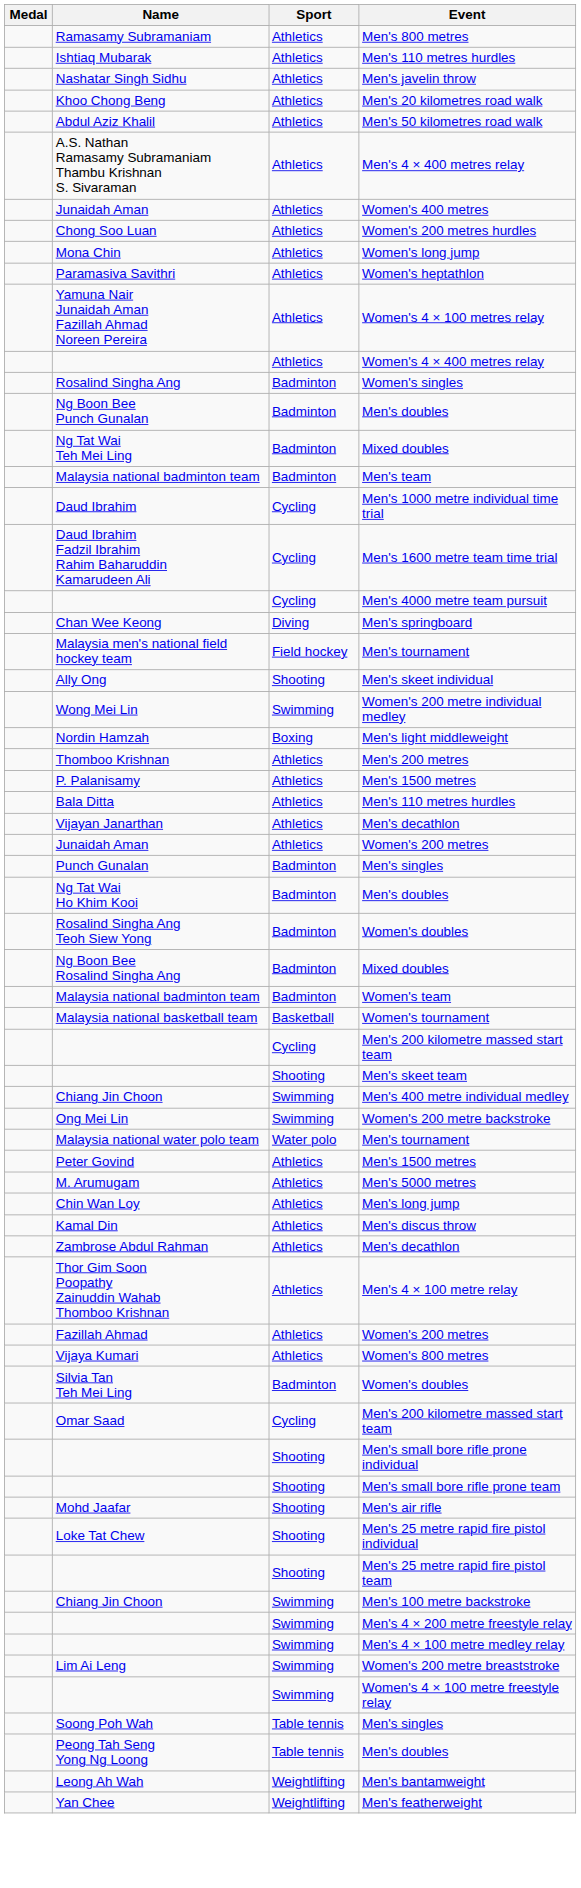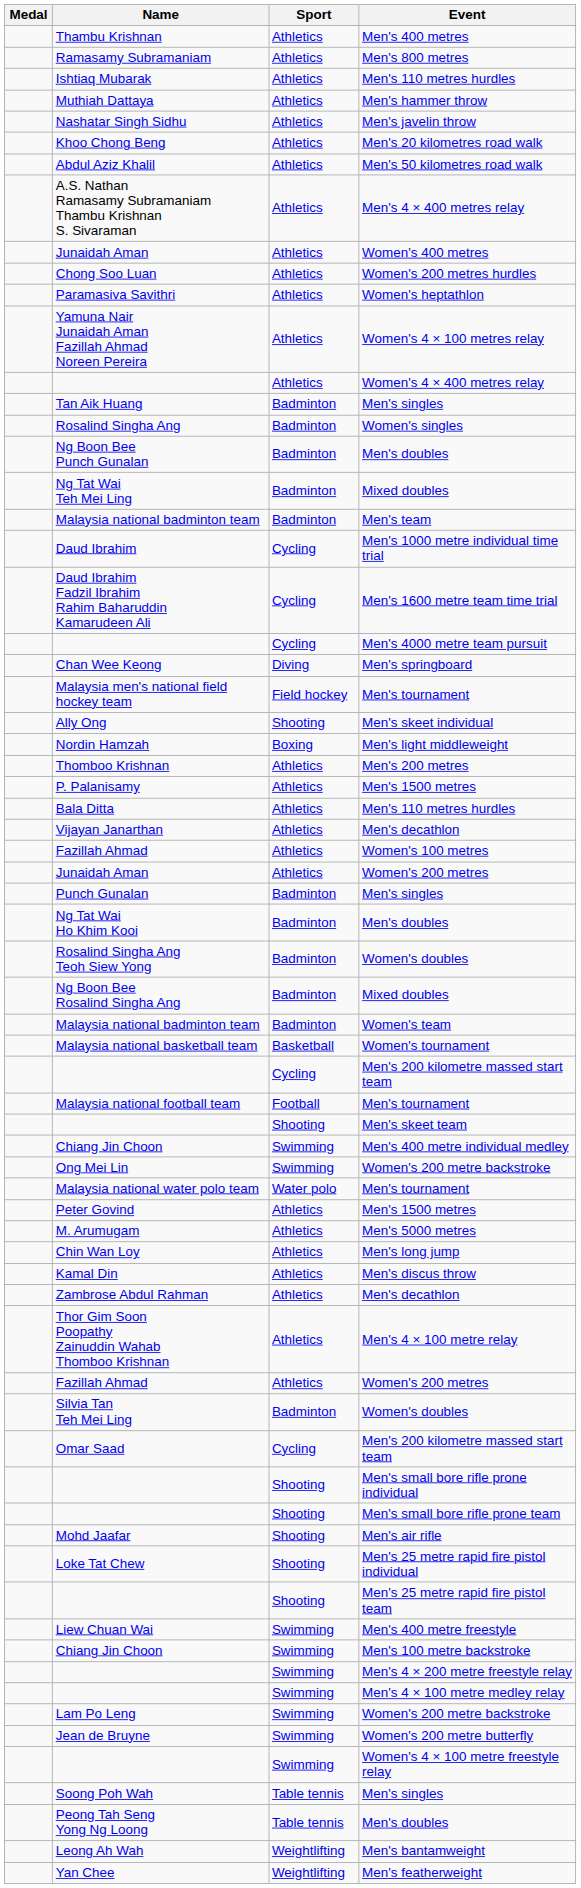+ row: (109, 36)
+ row: (105, 100)
- row: (88, 252)
+ row: (99, 404)
- row: (97, 709)
+ row: (102, 851)
+ row: (148, 1103)
- row: (97, 1355)
+ row: (104, 1629)
+ row: (96, 1714)
- row: (91, 1665)
+ row: (103, 1736)
